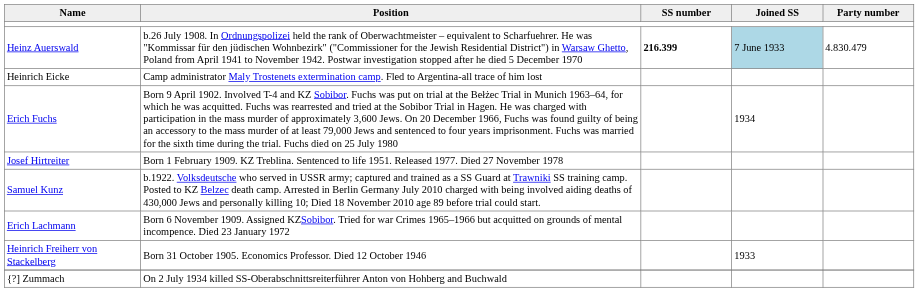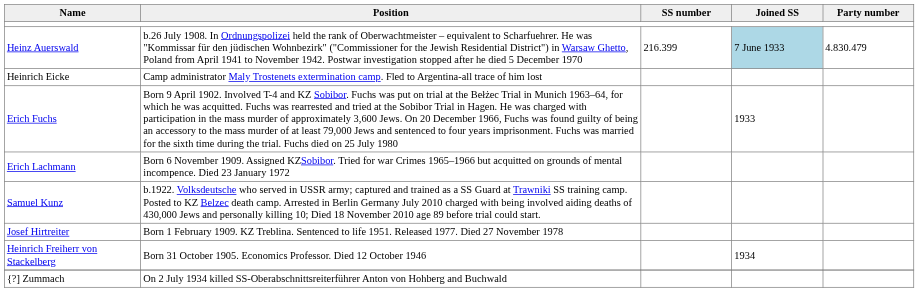(660, 47) bold -> (660, 47) normal
(745, 118) 1934 -> (745, 118) 1933
rows swapped: (38, 160) <-> (41, 225)
(745, 255) 1933 -> (745, 255) 1934
